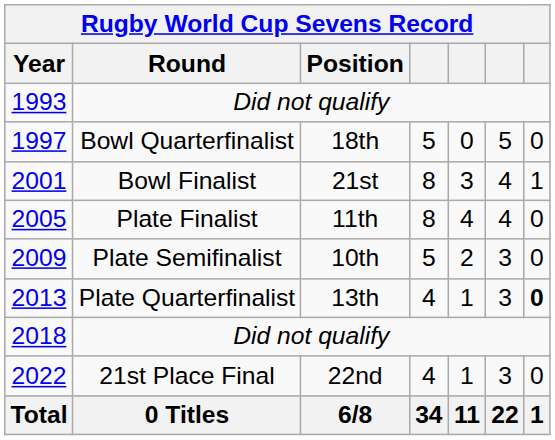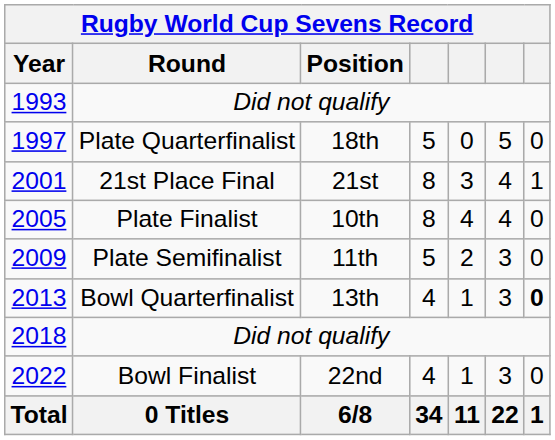(187, 141) Bowl Quarterfinalist -> (187, 141) Plate Quarterfinalist
(187, 180) Bowl Finalist -> (187, 180) 21st Place Final
(355, 219) 11th -> (355, 219) 10th
(355, 258) 10th -> (355, 258) 11th
(187, 297) Plate Quarterfinalist -> (187, 297) Bowl Quarterfinalist
(187, 375) 21st Place Final -> (187, 375) Bowl Finalist
